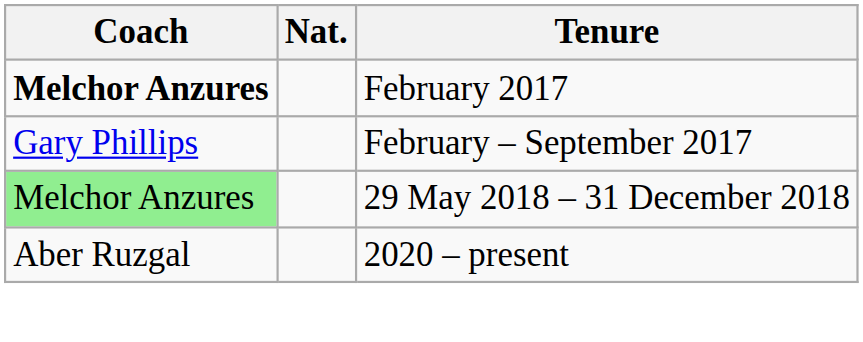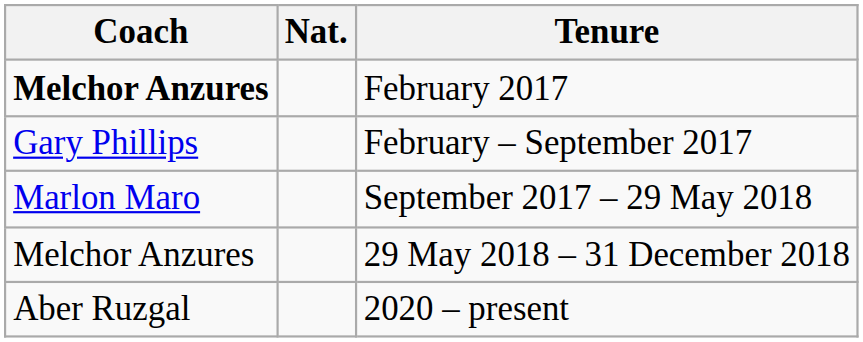+ row: (588, 198)
(134, 198) lightgreen background -> (134, 253) no background
